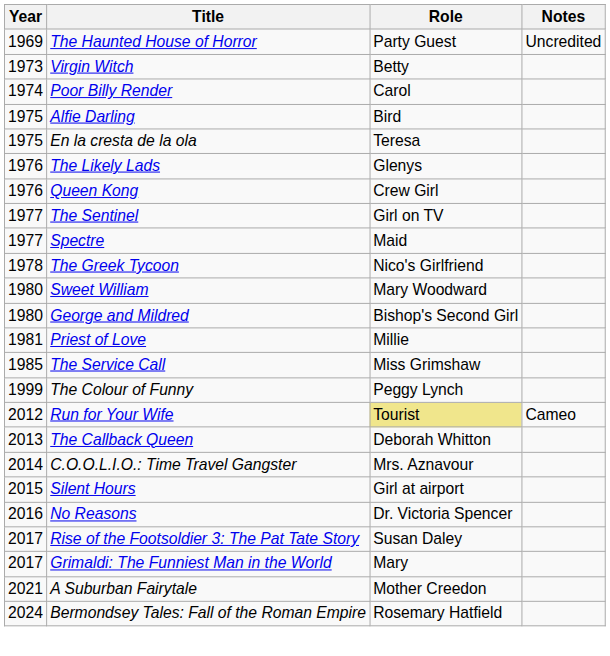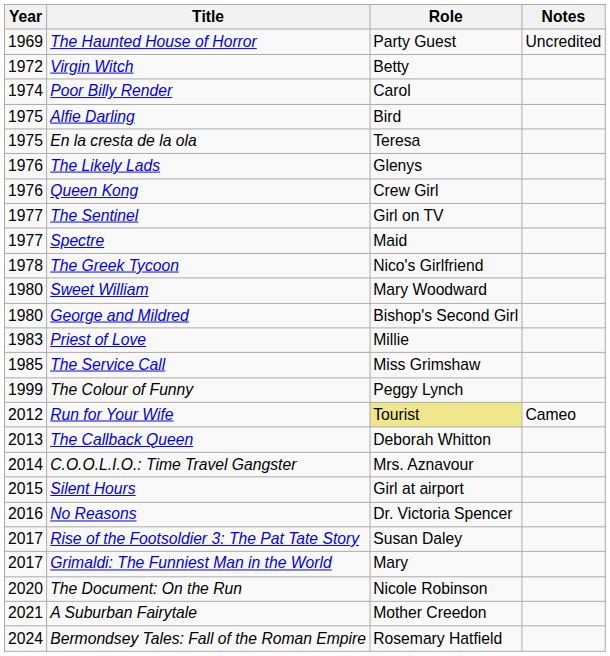(26, 66) 1973 -> (26, 66) 1972
(26, 340) 1981 -> (26, 340) 1983
+ row: (146, 588)
